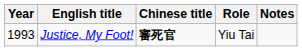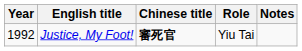(21, 34) 1993 -> (21, 34) 1992
